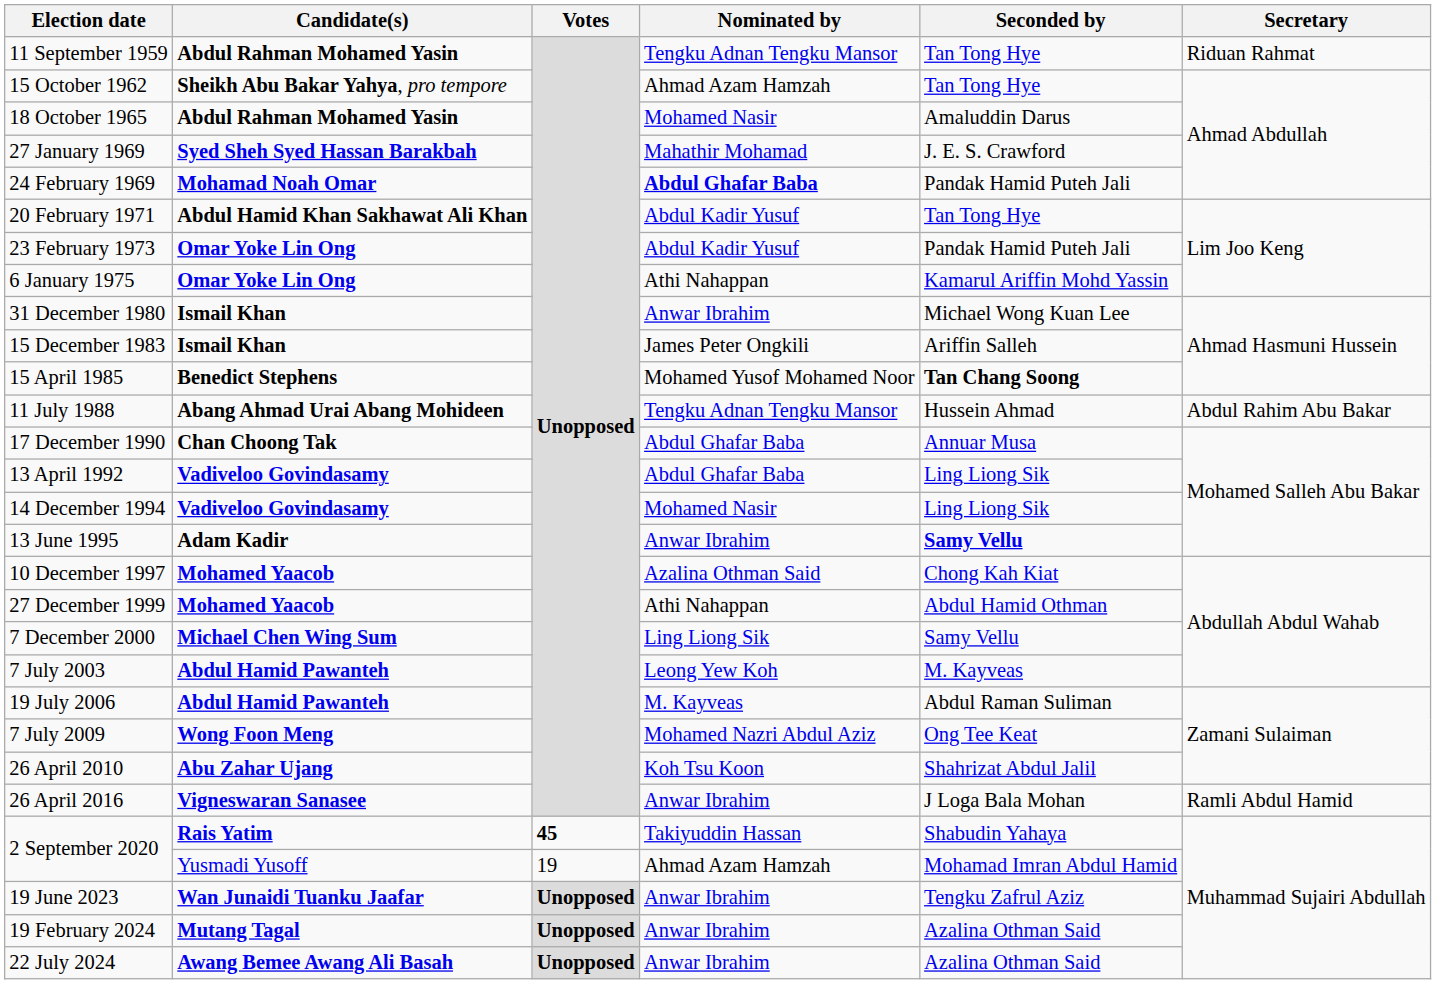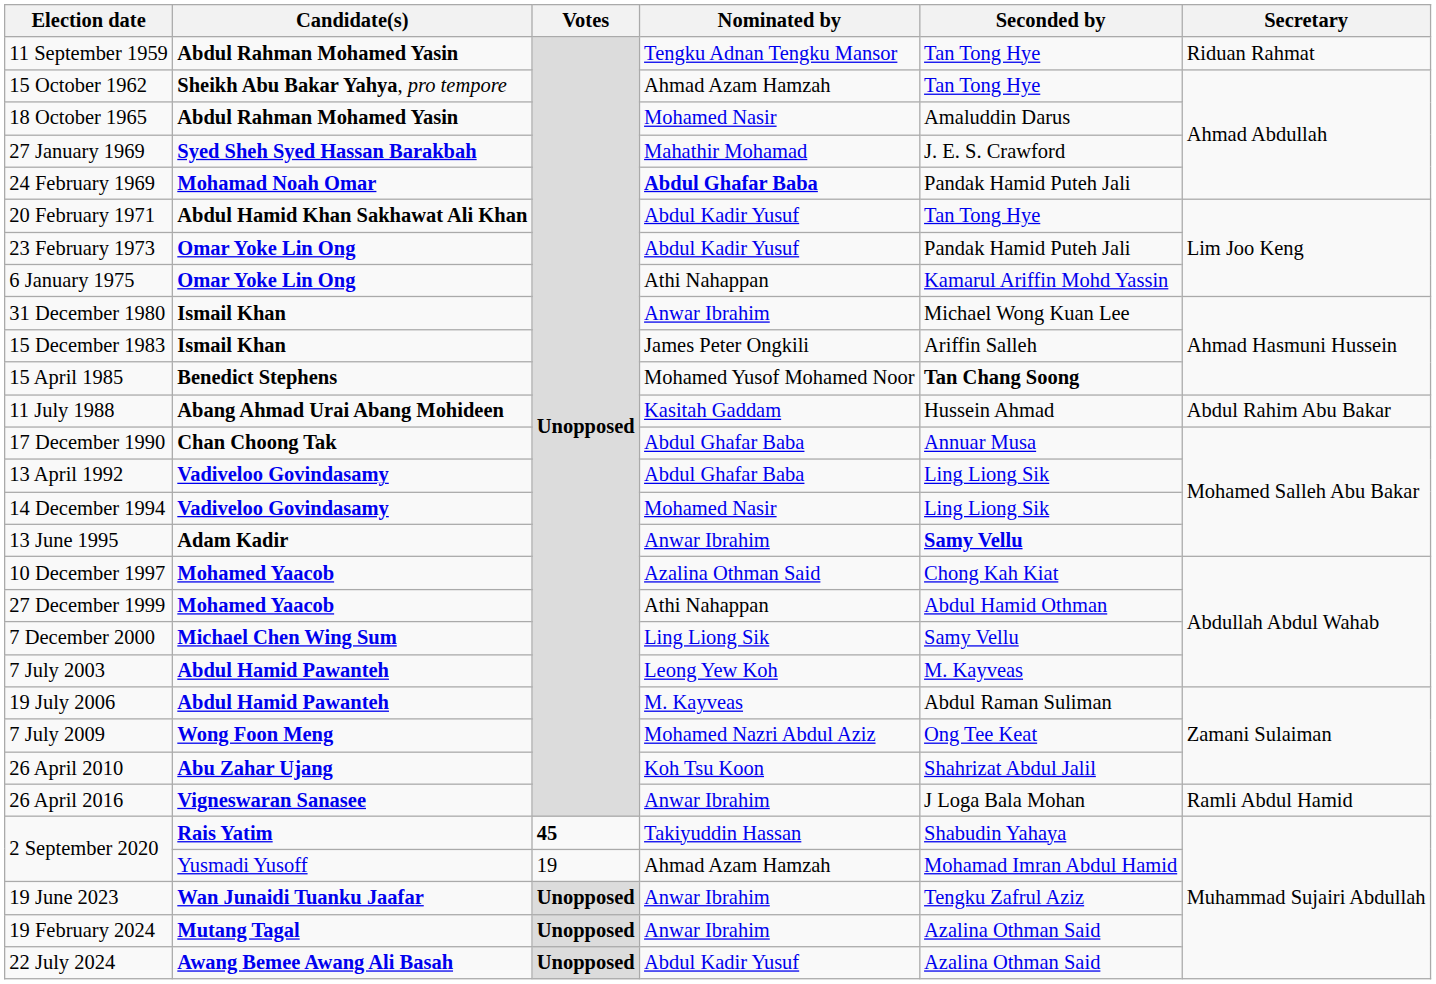(771, 410) Tengku Adnan Tengku Mansor -> (713, 410) Kasitah Gaddam
(707, 962) Anwar Ibrahim -> (722, 962) Abdul Kadir Yusuf
